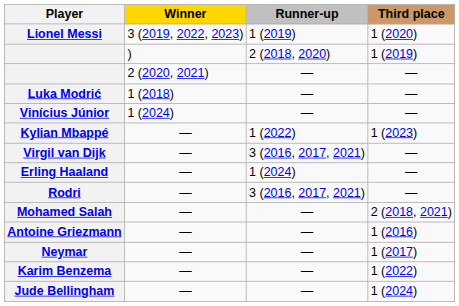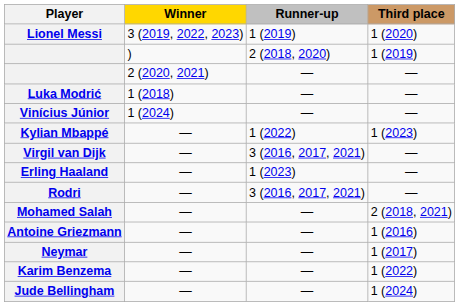(272, 172) 1 (2024) -> (272, 172) 1 (2023)
